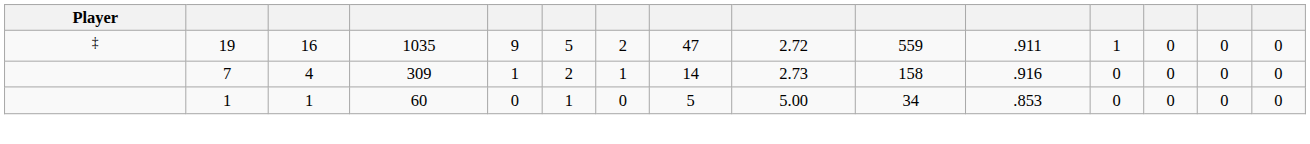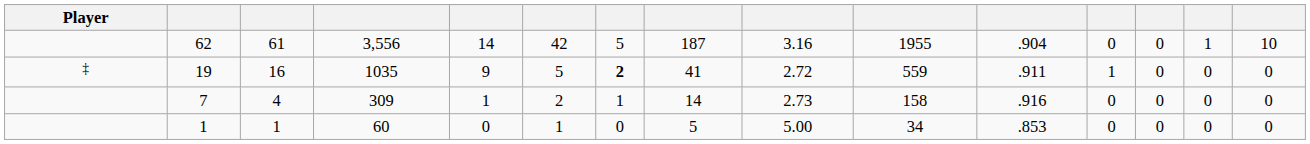+ row: (203, 43)
(623, 45) normal -> (620, 72) bold
(691, 45) 47 -> (693, 72) 41
